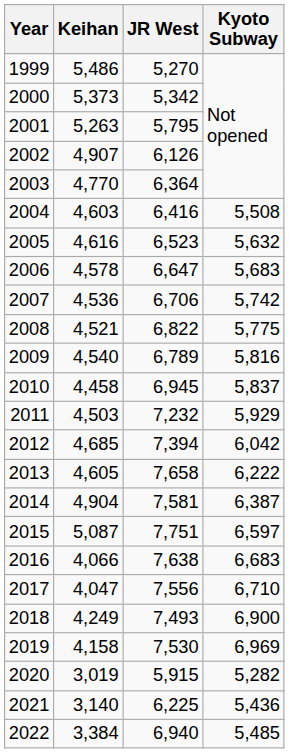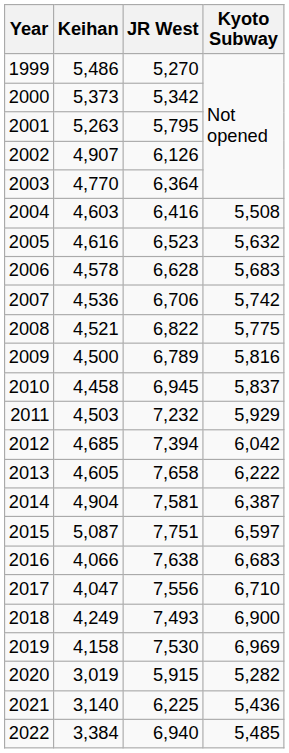(176, 270) 6,647 -> (176, 270) 6,628
(96, 357) 4,540 -> (96, 357) 4,500
